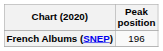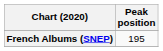(136, 38) 196 -> (136, 38) 195
